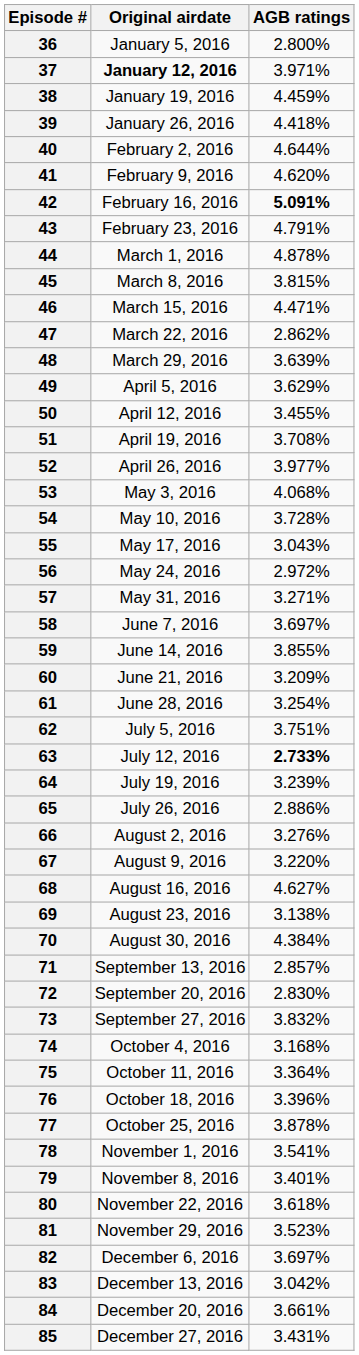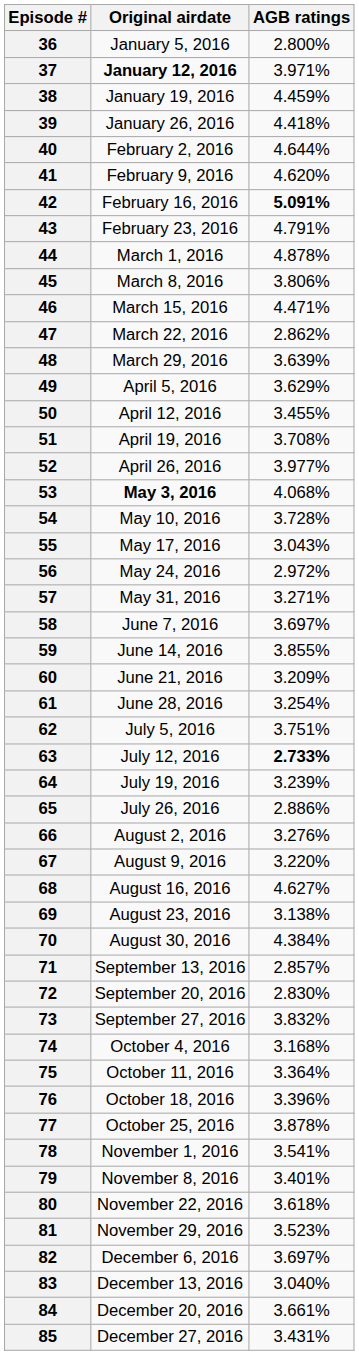(302, 281) 3.815% -> (302, 281) 3.806%
(170, 492) normal -> (170, 492) bold
(302, 1284) 3.042% -> (302, 1284) 3.040%
